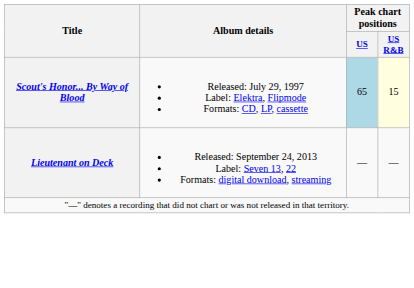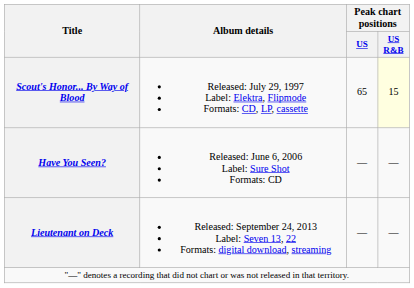(362, 92) lightblue background -> (362, 92) no background
+ row: (72, 162)
